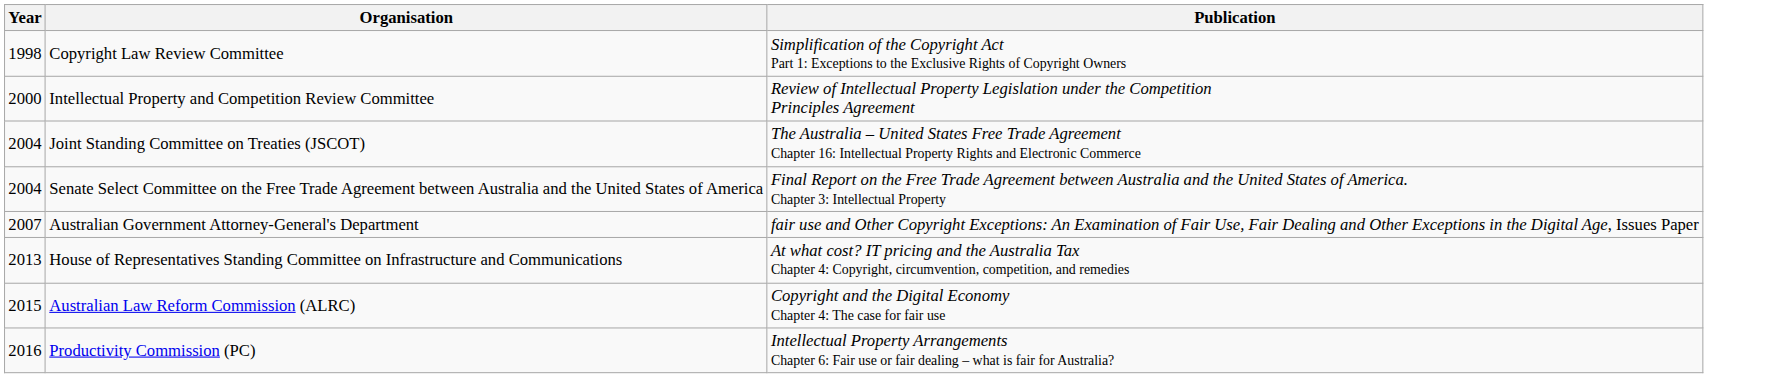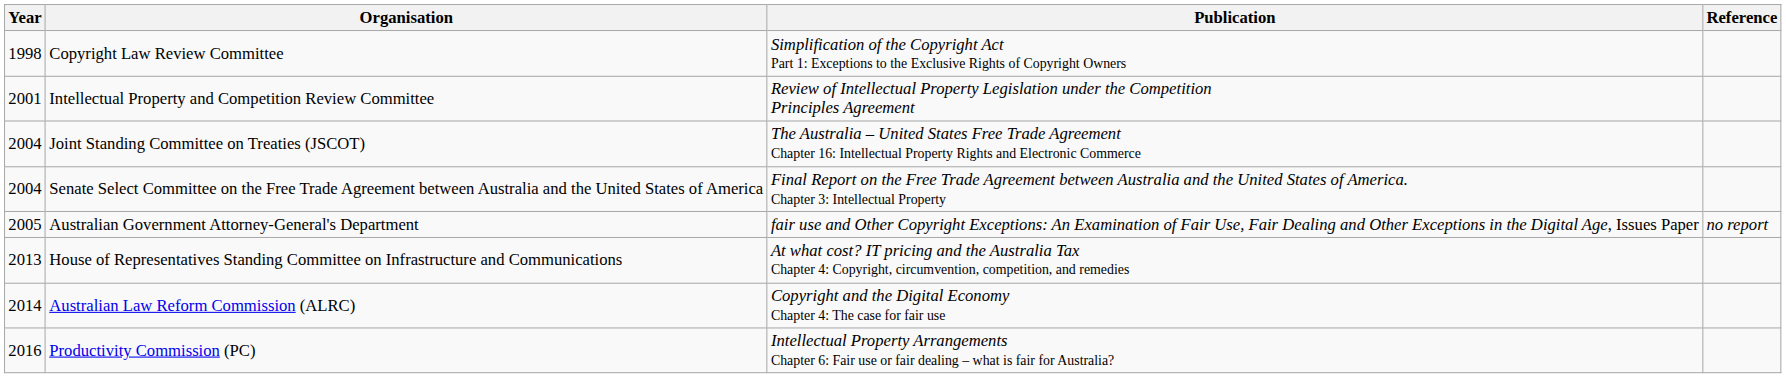+ column: (1742, 17)
(25, 98) 2000 -> (25, 98) 2001
(25, 224) 2007 -> (25, 224) 2005
(25, 305) 2015 -> (25, 305) 2014
